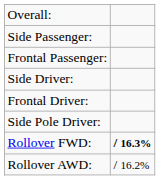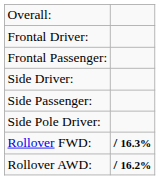rows swapped: (48, 100) <-> (50, 36)
(131, 164) normal -> (132, 164) bold
